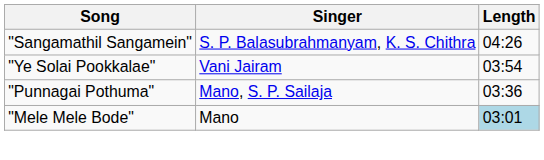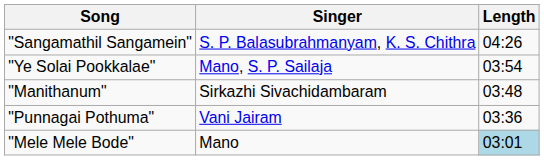(241, 67) Vani Jairam -> (266, 67) Mano, S. P. Sailaja
+ row: (57, 92)
(266, 92) Mano, S. P. Sailaja -> (241, 117) Vani Jairam
